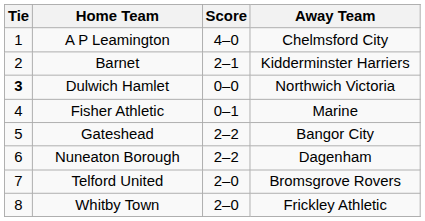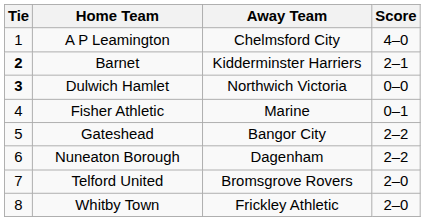columns swapped: (226, 16) <-> (335, 16)
(19, 63) normal -> (19, 63) bold
